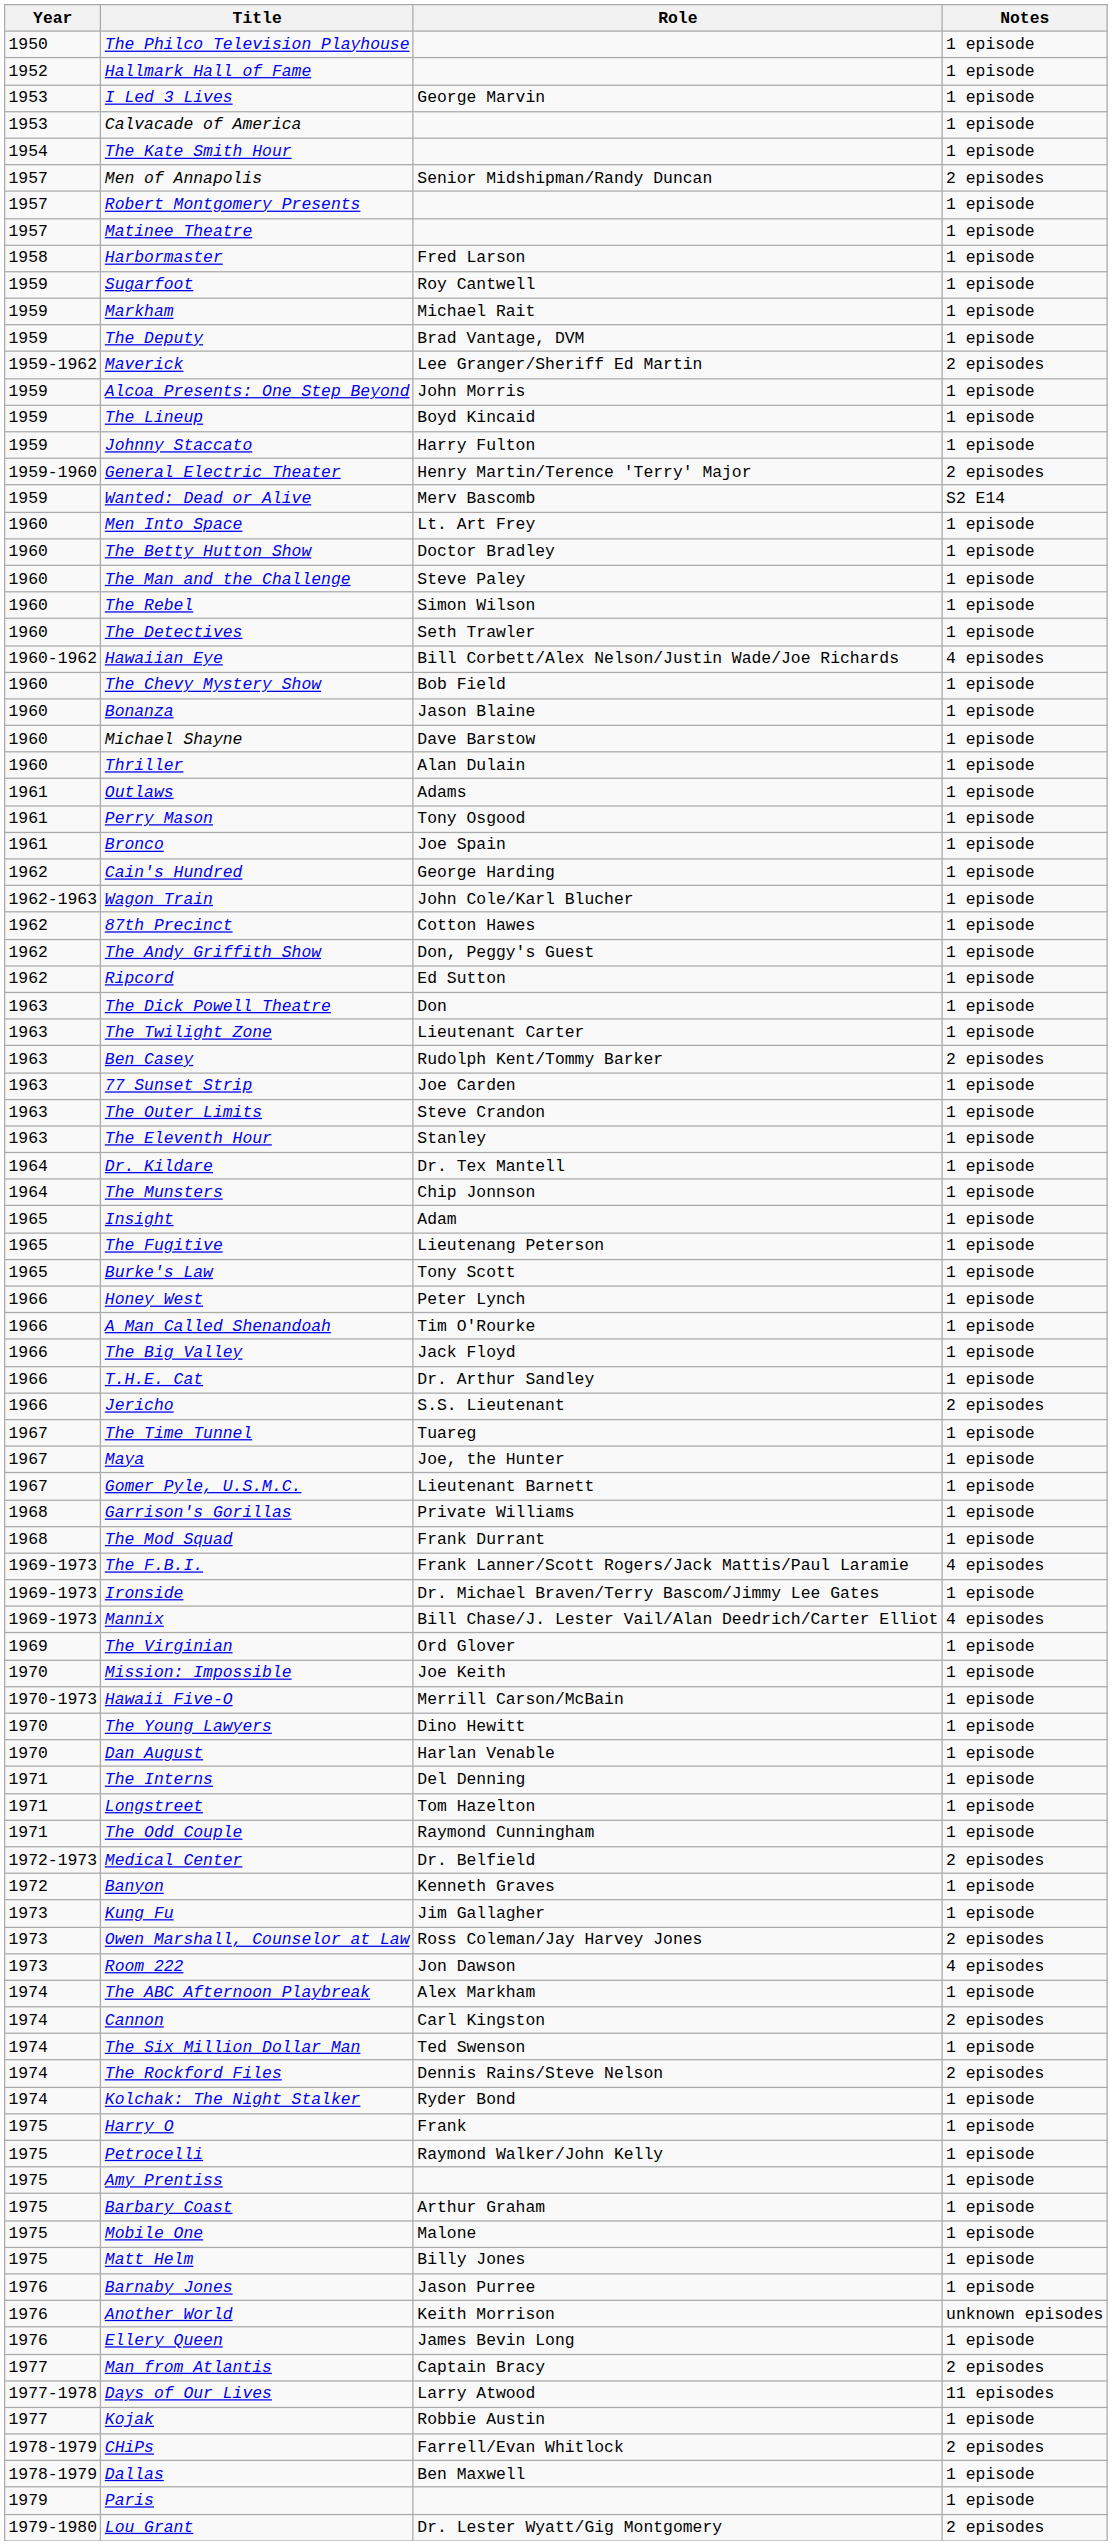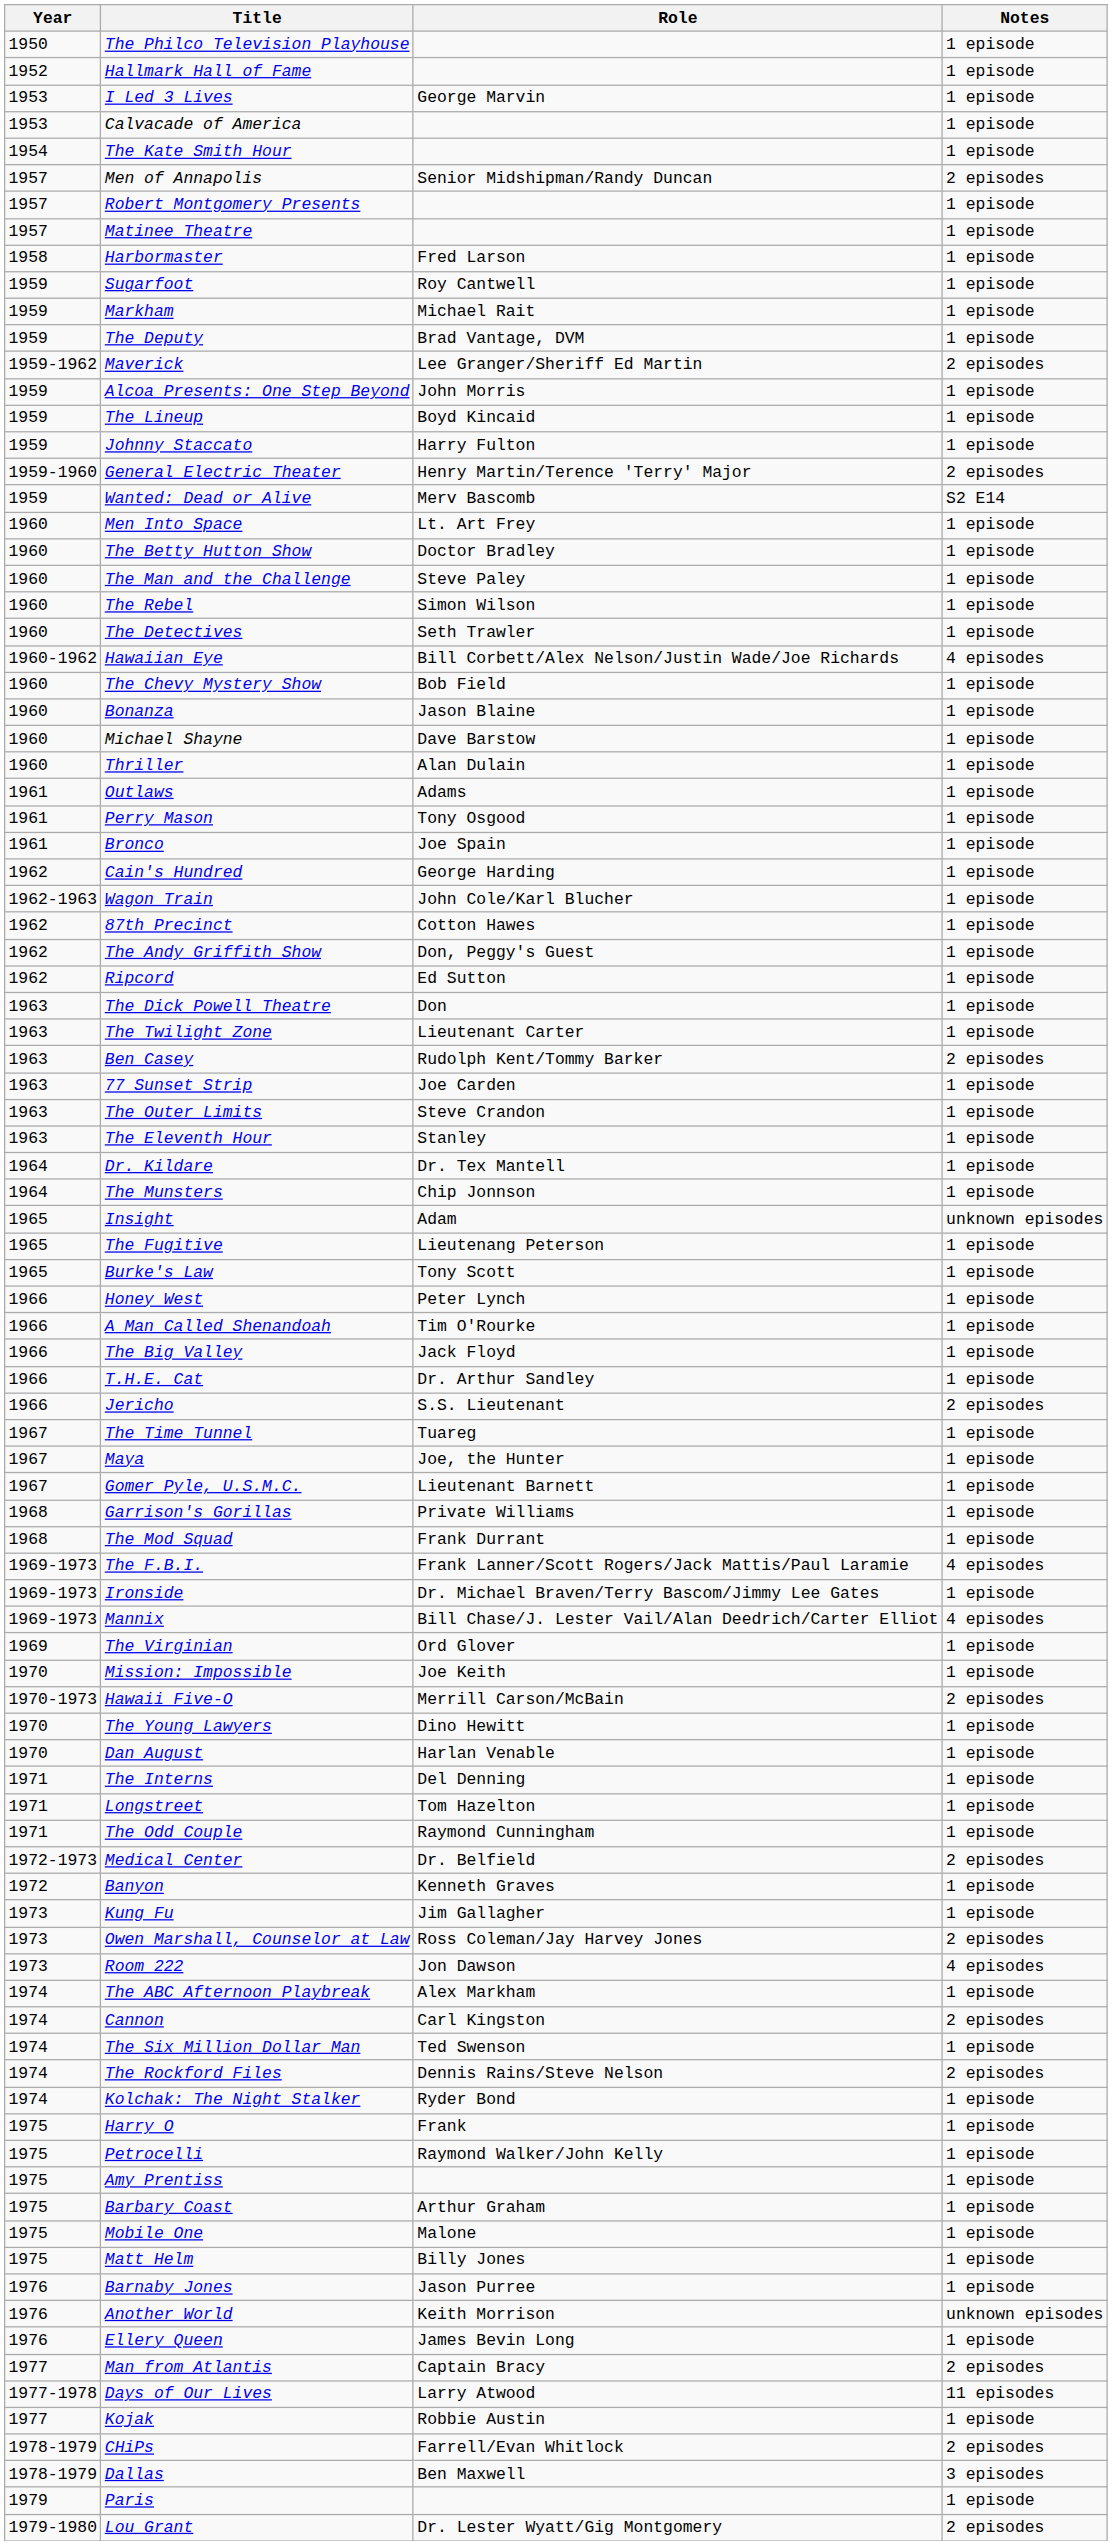(990, 1219) 1 episode -> (1025, 1219) unknown episodes
(990, 1700) 1 episode -> (995, 1700) 2 episodes
(990, 2474) 1 episode -> (995, 2474) 3 episodes
